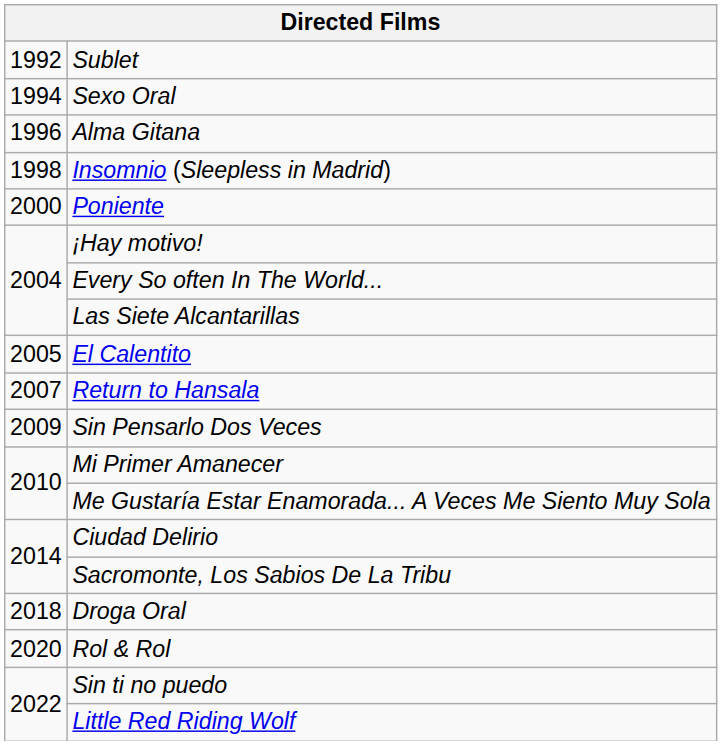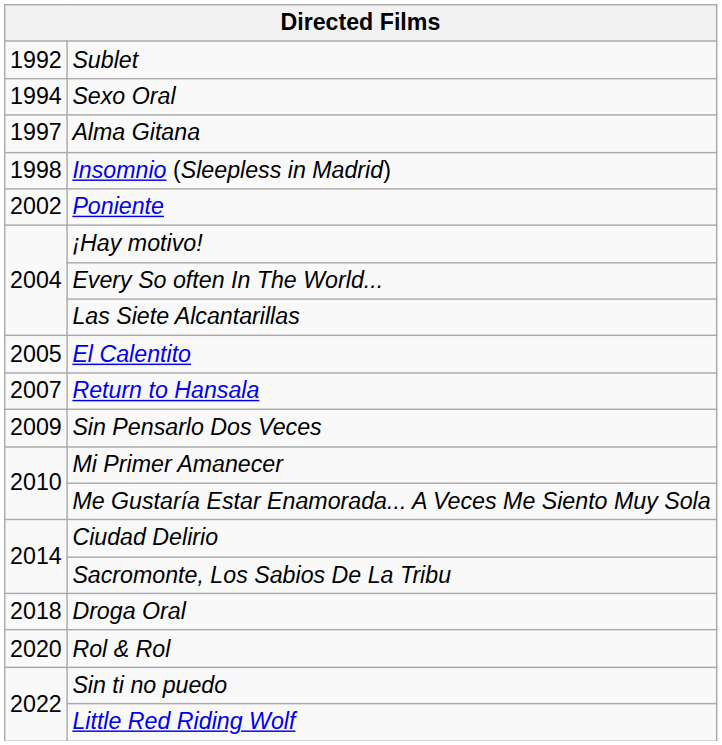(36, 133) 1996 -> (36, 133) 1997
(36, 206) 2000 -> (36, 206) 2002
